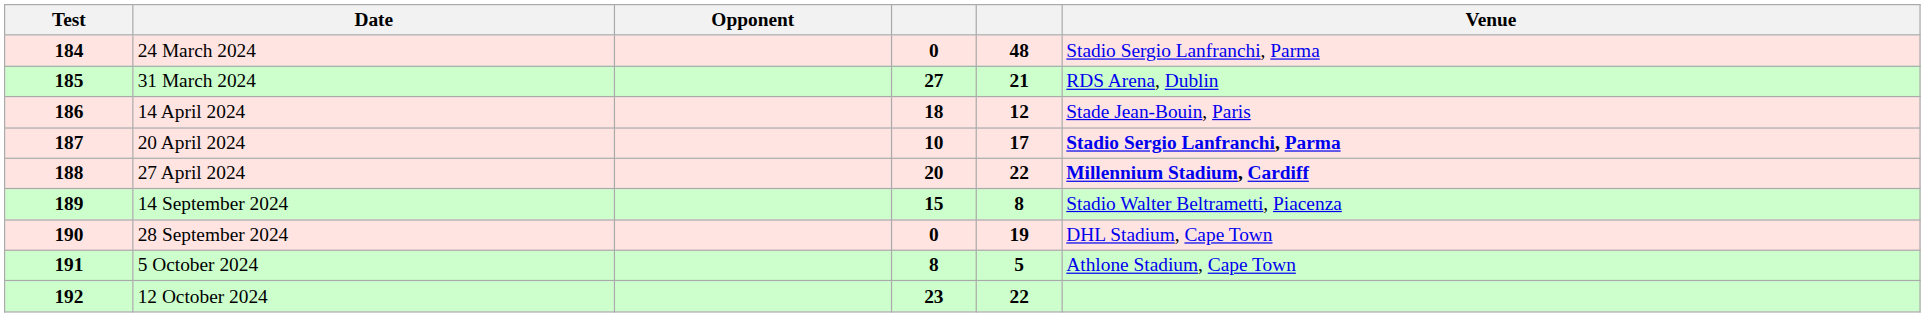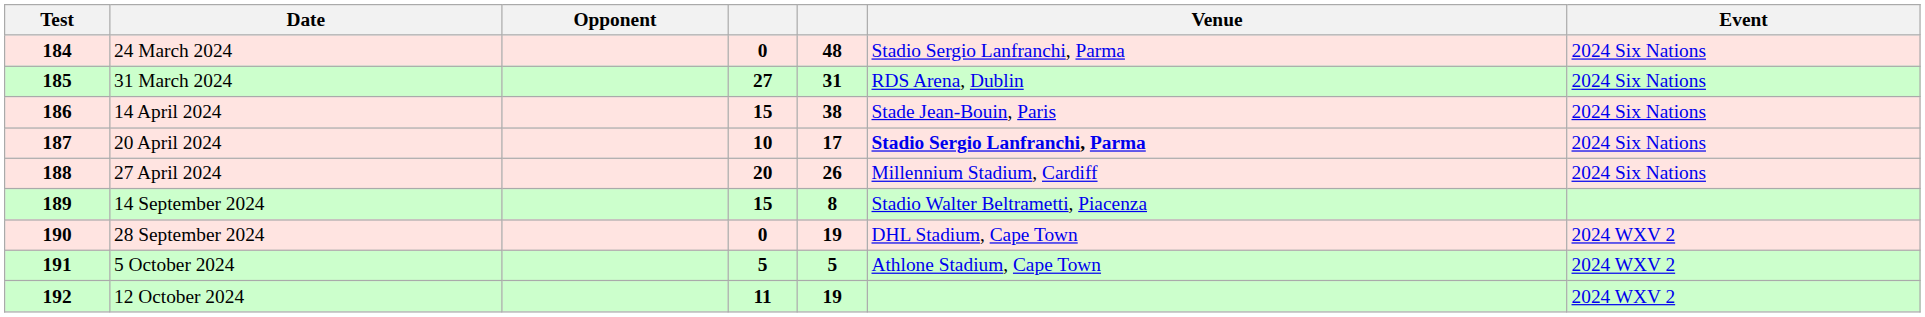+ column: (1744, 19)
(1019, 81) 21 -> (832, 81) 31
(934, 111) 18 -> (763, 111) 15
(1019, 111) 12 -> (832, 111) 38
(1019, 173) 22 -> (832, 173) 26
(1188, 173) bold -> (985, 173) normal
(934, 265) 8 -> (763, 265) 5
(934, 296) 23 -> (763, 296) 11
(1019, 296) 22 -> (832, 296) 19
